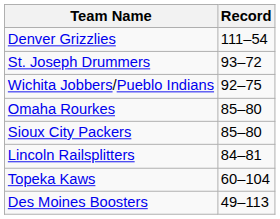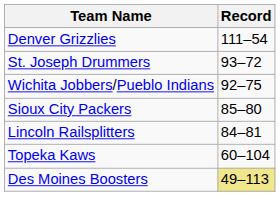- row: (61, 109)
(245, 202) no background -> (245, 179) khaki background
